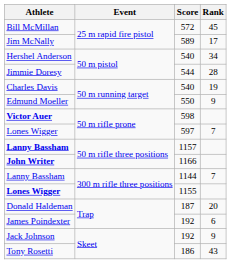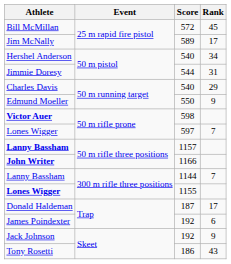(213, 72) 28 -> (213, 72) 31
(213, 87) 19 -> (213, 87) 29
(213, 206) 20 -> (213, 206) 17
